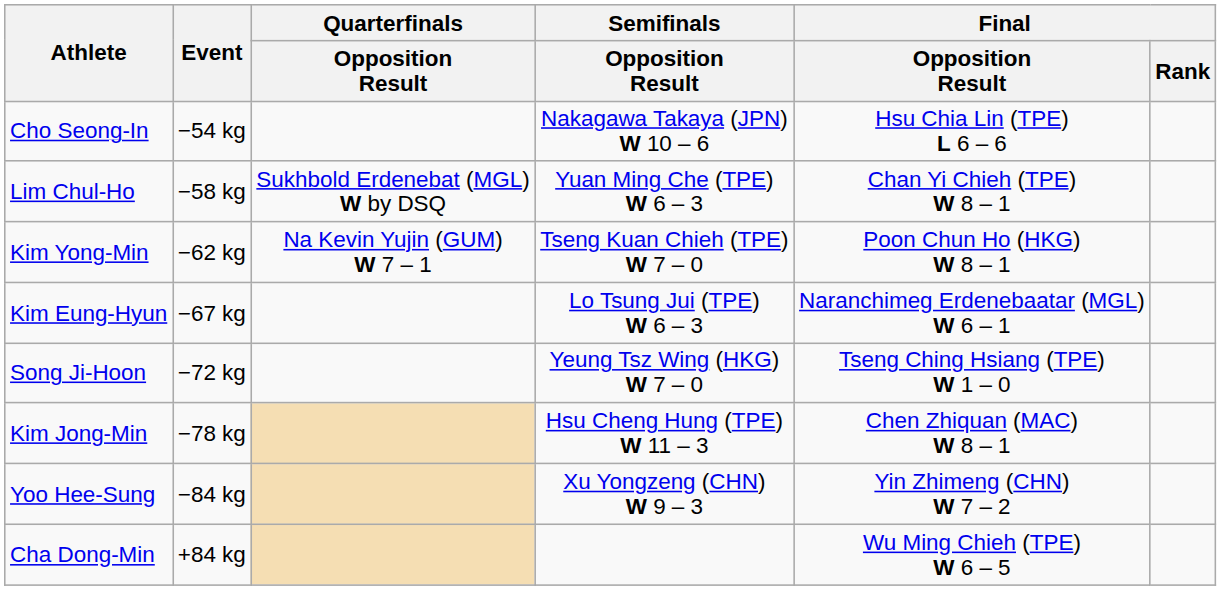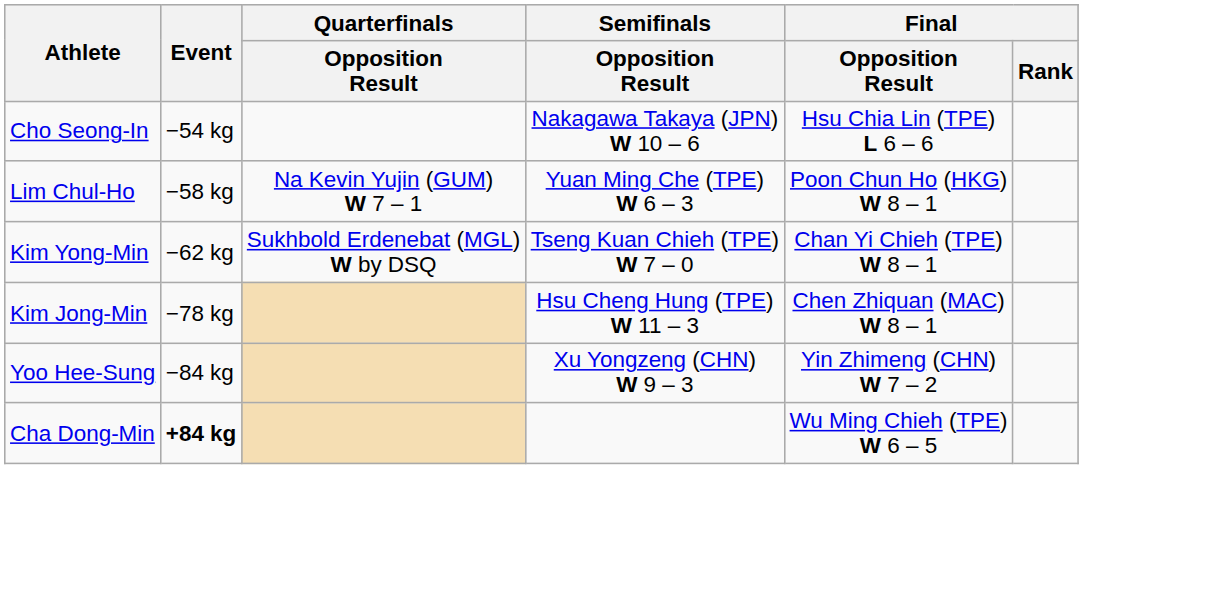(393, 192) Sukhbold Erdenebat (MGL) W by DSQ -> (384, 192) Na Kevin Yujin (GUM) W 7 – 1
(972, 192) Chan Yi Chieh (TPE) W 8 – 1 -> (899, 192) Poon Chun Ho (HKG) W 8 – 1
(393, 252) Na Kevin Yujin (GUM) W 7 – 1 -> (384, 252) Sukhbold Erdenebat (MGL) W by DSQ
(972, 252) Poon Chun Ho (HKG) W 8 – 1 -> (899, 252) Chan Yi Chieh (TPE) W 8 – 1
- row: (89, 313)
- row: (78, 373)
(212, 554) normal -> (201, 434) bold
